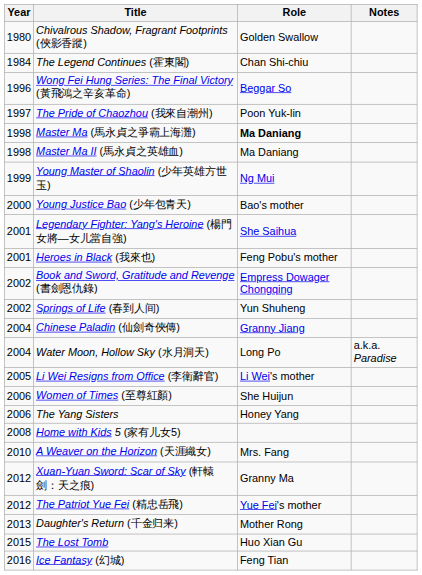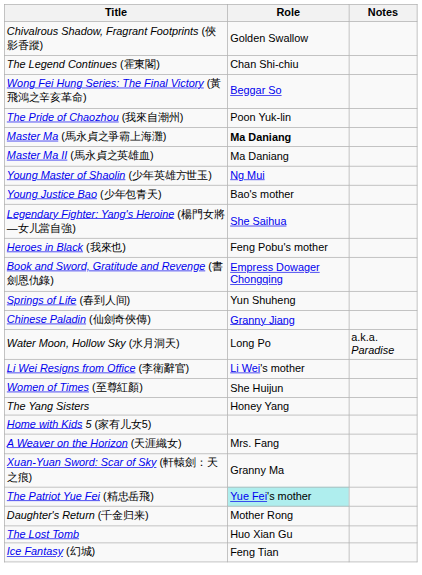- column: (19, 13)
(281, 505) no background -> (271, 496) paleturquoise background
